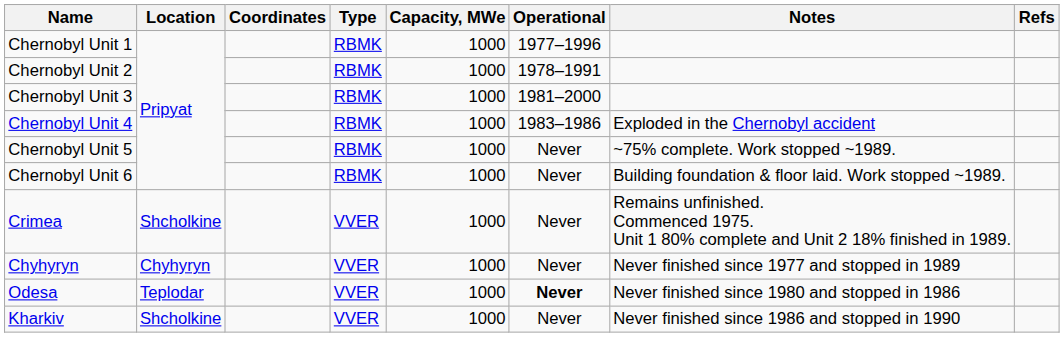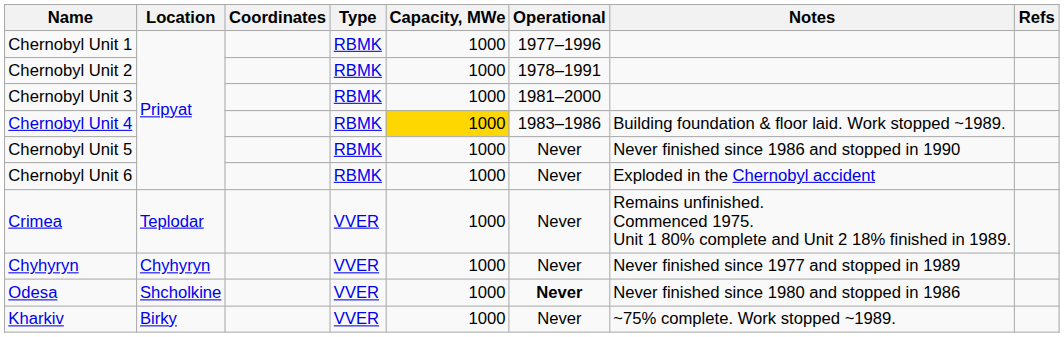(487, 123) no background -> (487, 123) gold background
(744, 123) Exploded in the Chernobyl accident -> (809, 123) Building foundation & floor laid. Work stopped ~1989.
(755, 149) ~75% complete. Work stopped ~1989. -> (787, 149) Never finished since 1986 and stopped in 1990
(809, 176) Building foundation & floor laid. Work stopped ~1989. -> (744, 176) Exploded in the Chernobyl accident
(181, 221) Shcholkine -> (172, 221) Teplodar
(172, 292) Teplodar -> (181, 292) Shcholkine
(181, 319) Shcholkine -> (158, 319) Birky
(787, 319) Never finished since 1986 and stopped in 1990 -> (755, 319) ~75% complete. Work stopped ~1989.
